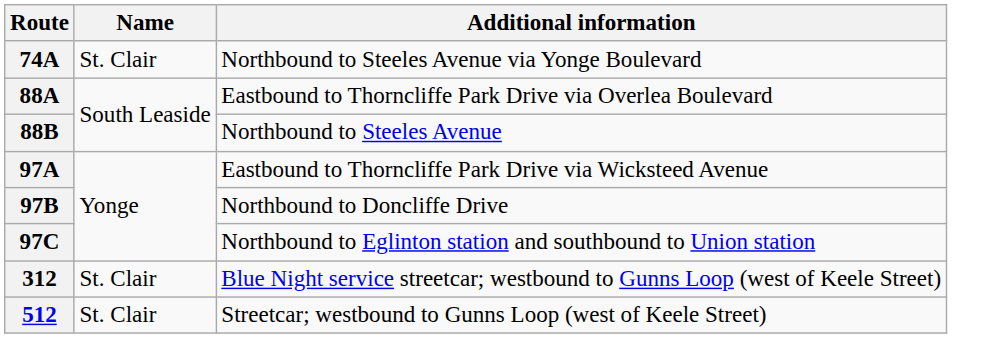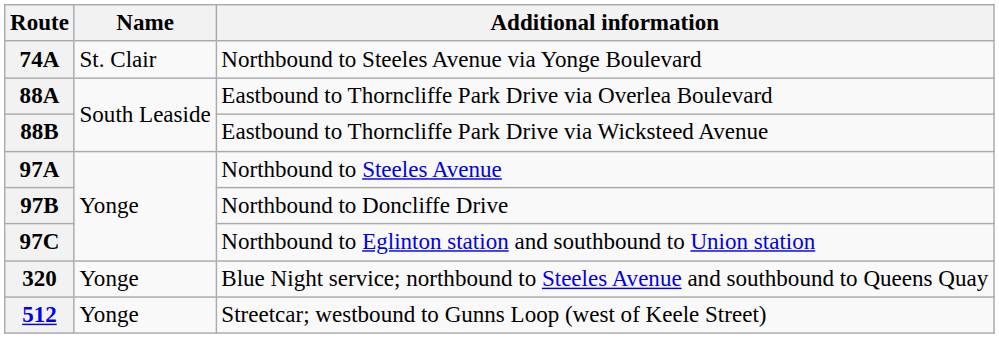(362, 132) Northbound to Steeles Avenue -> (495, 132) Eastbound to Thorncliffe Park Drive via Wicksteed Avenue
(495, 168) Eastbound to Thorncliffe Park Drive via Wicksteed Avenue -> (362, 168) Northbound to Steeles Avenue
- row: (39, 278)
+ row: (39, 278)
(118, 315) St. Clair -> (109, 315) Yonge
